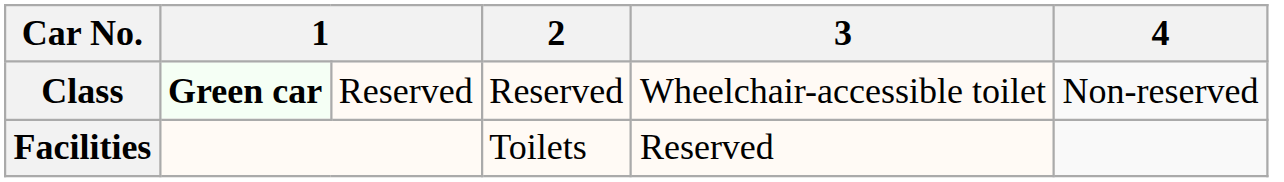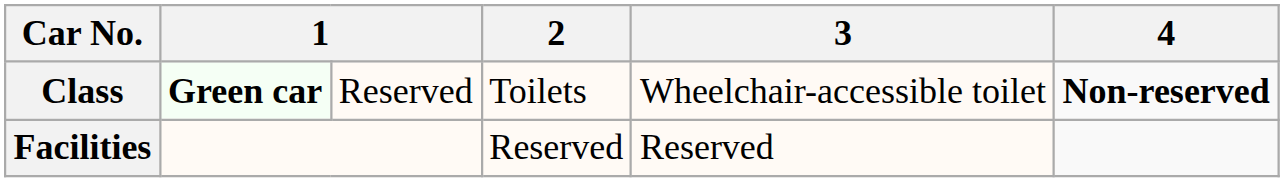(556, 90) Reserved -> (538, 90) Toilets
(1161, 90) normal -> (1166, 90) bold
(538, 147) Toilets -> (556, 147) Reserved
